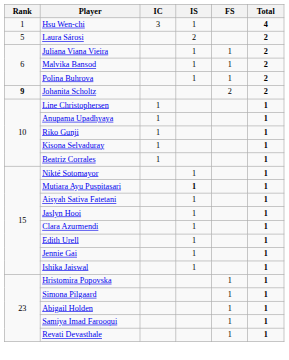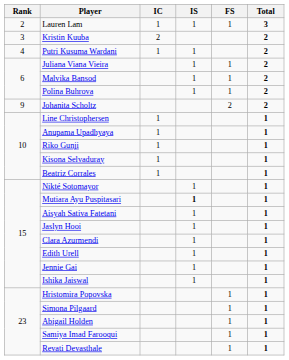- row: (63, 24)
+ row: (62, 24)
+ row: (65, 38)
+ row: (80, 51)
- row: (63, 38)
(22, 92) bold -> (22, 105) normal
